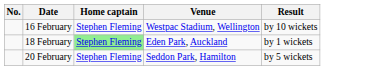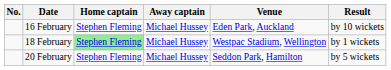+ column: (177, 12)
(203, 27) Westpac Stadium, Wellington -> (253, 27) Eden Park, Auckland
(187, 42) Eden Park, Auckland -> (269, 42) Westpac Stadium, Wellington
